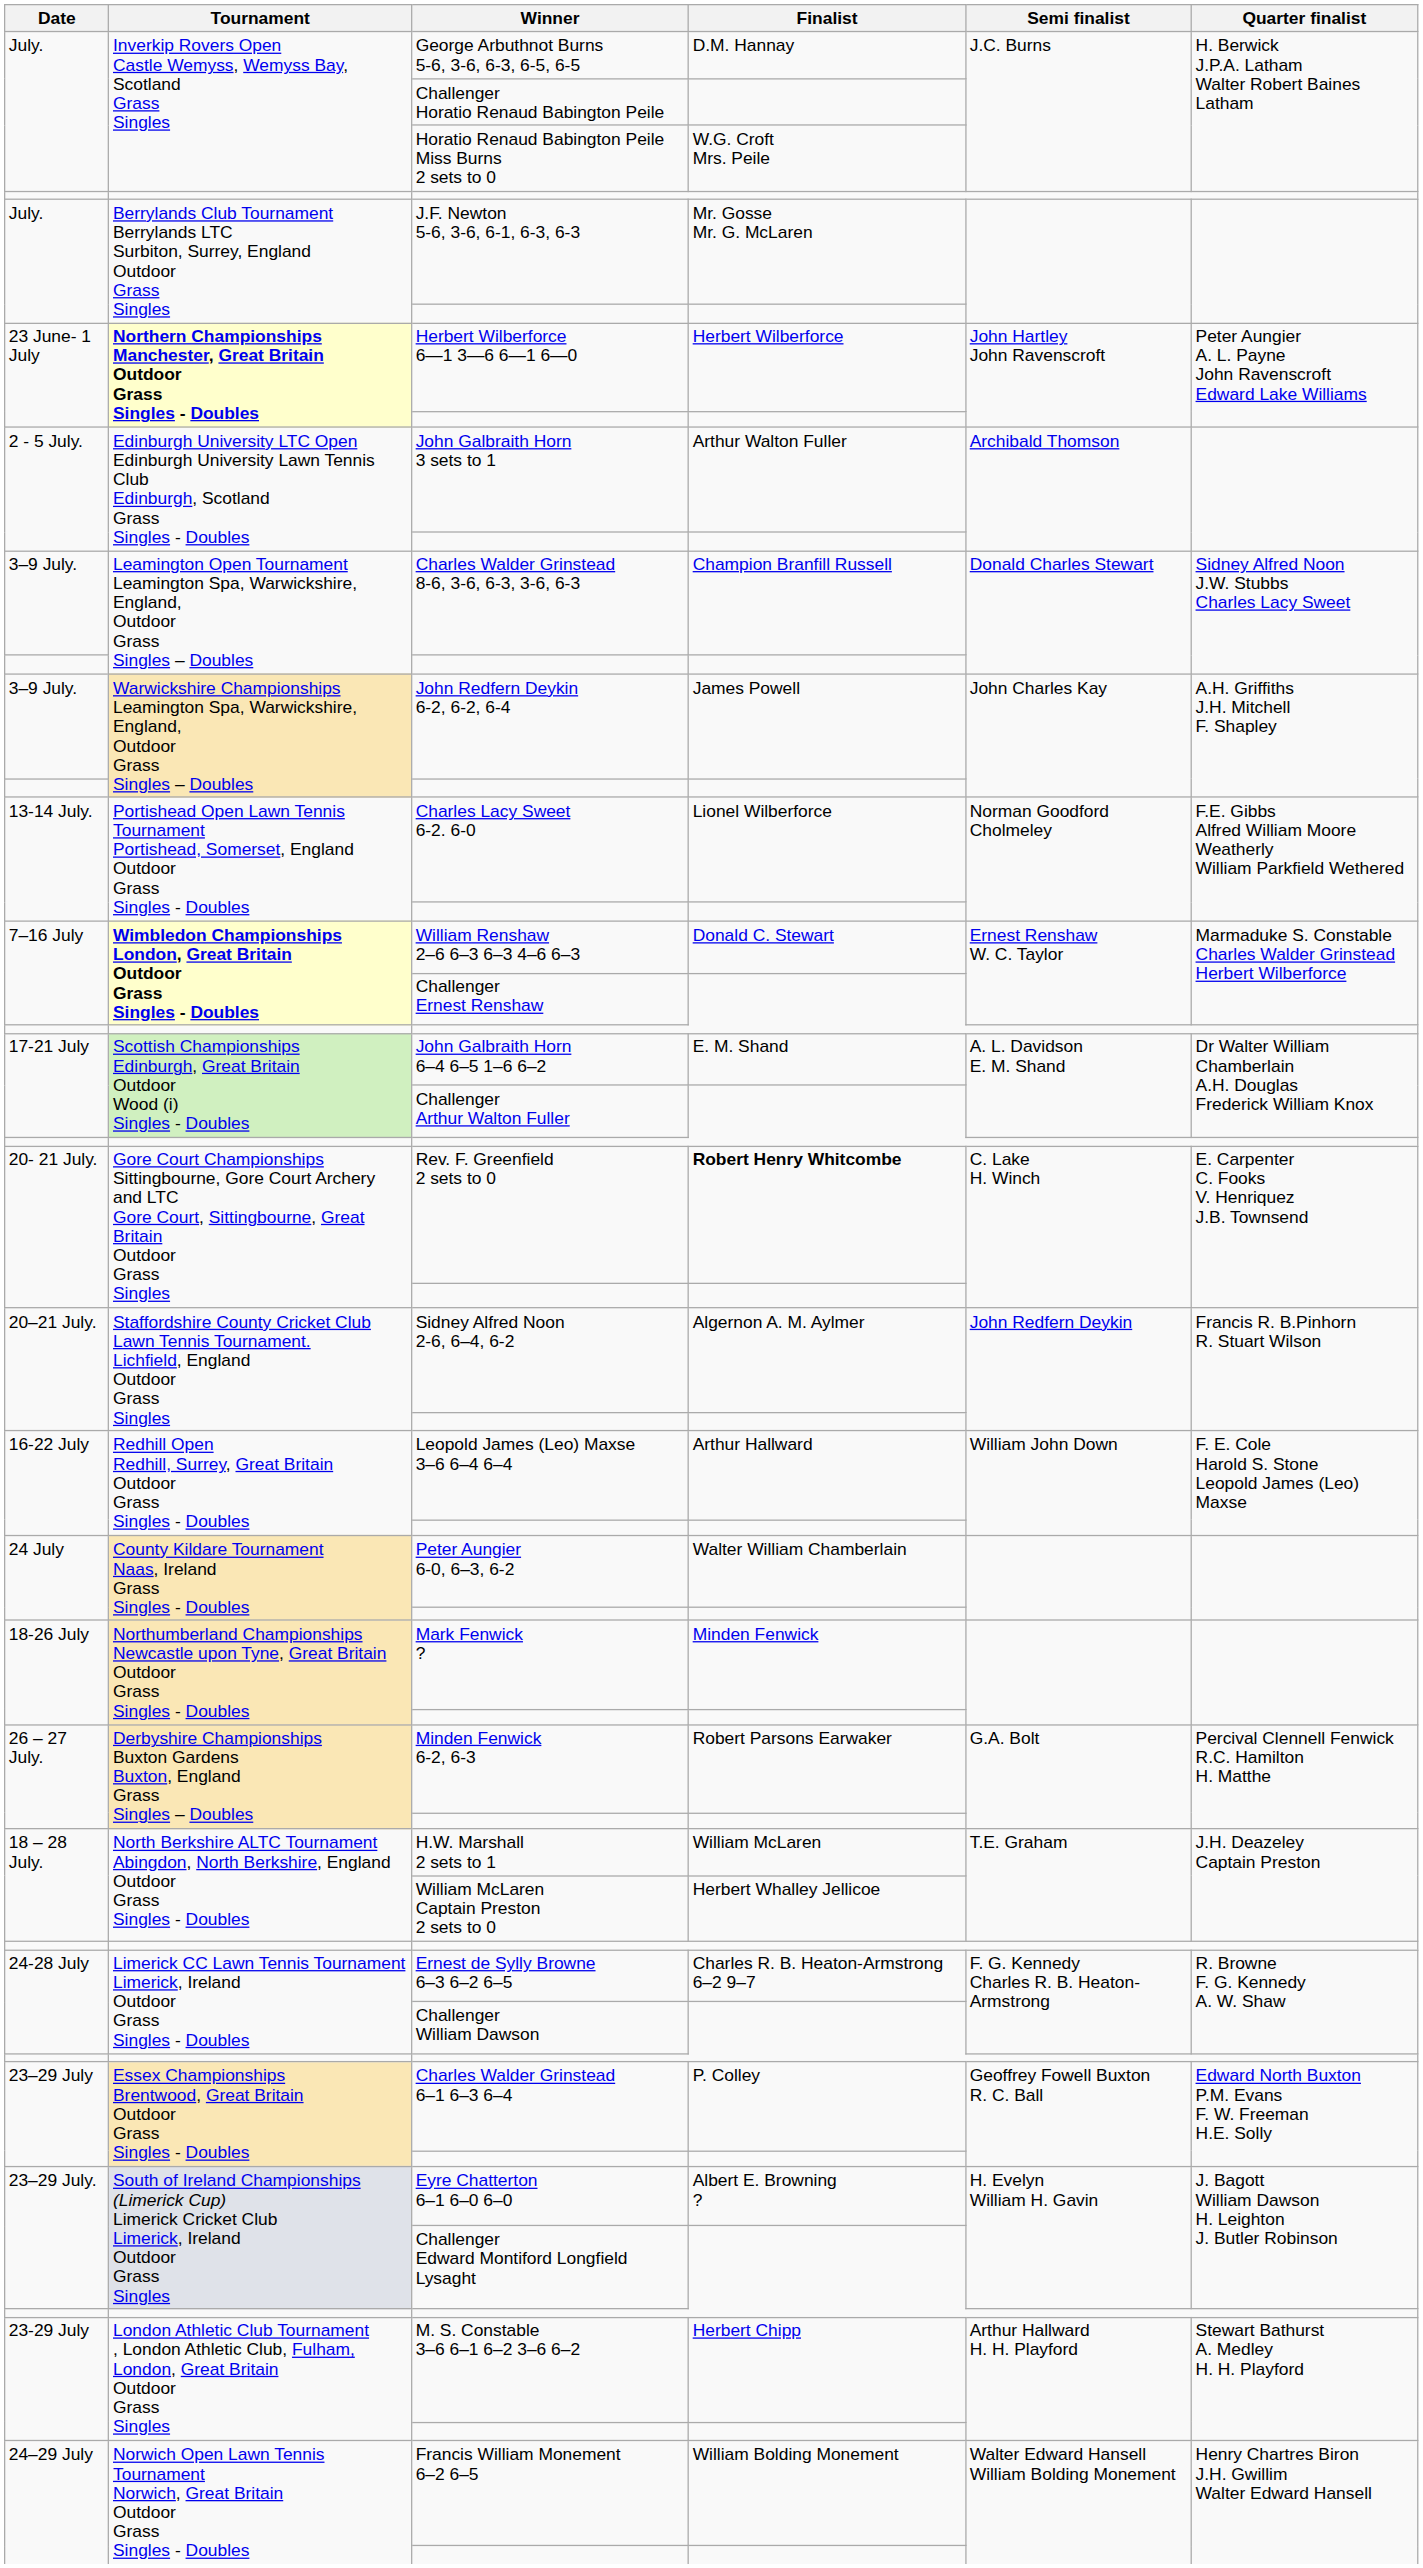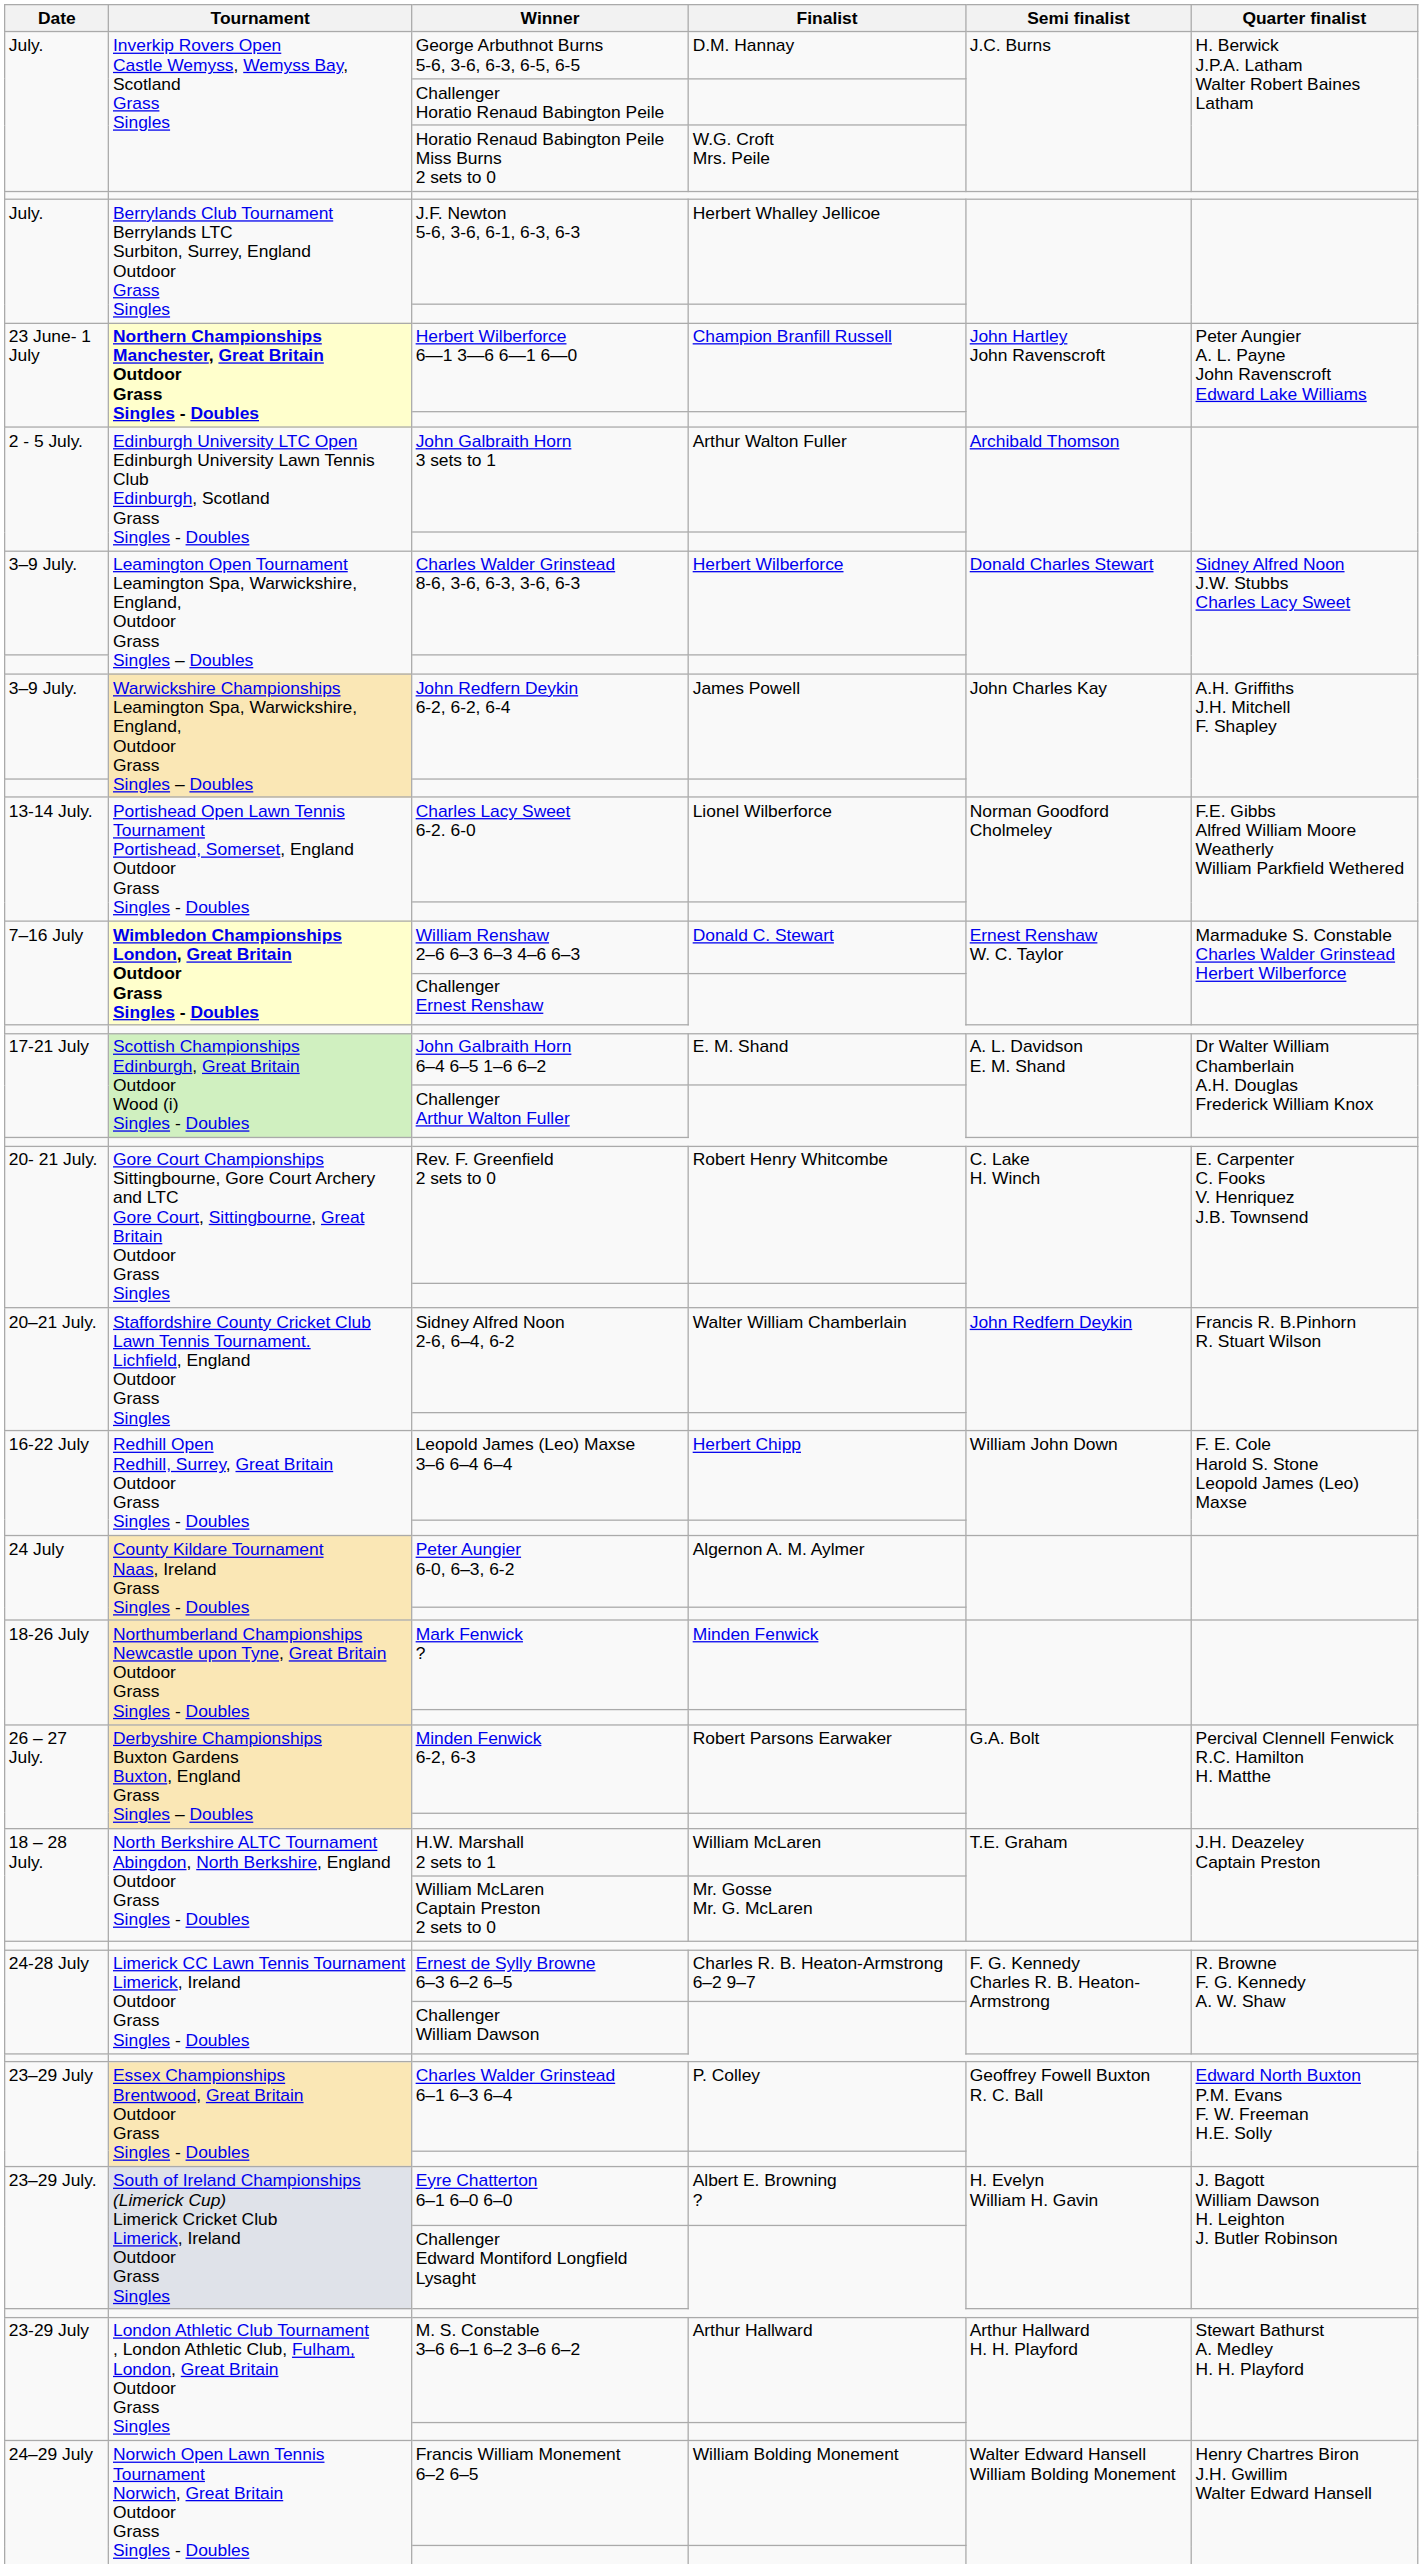(753, 222) Mr. Gosse Mr. G. McLaren -> (786, 213) Herbert Whalley Jellicoe
(768, 336) Herbert Wilberforce -> (792, 336) Champion Branfill Russell
(792, 564) Champion Branfill Russell -> (768, 564) Herbert Wilberforce
(797, 1159) bold -> (790, 1159) normal
(779, 1321) Algernon A. M. Aylmer -> (800, 1321) Walter William Chamberlain
(753, 1444) Arthur Hallward -> (747, 1444) Herbert Chipp
(800, 1549) Walter William Chamberlain -> (779, 1549) Algernon A. M. Aylmer
(786, 1889) Herbert Whalley Jellicoe -> (753, 1898) Mr. Gosse Mr. G. McLaren
(747, 2331) Herbert Chipp -> (753, 2331) Arthur Hallward
